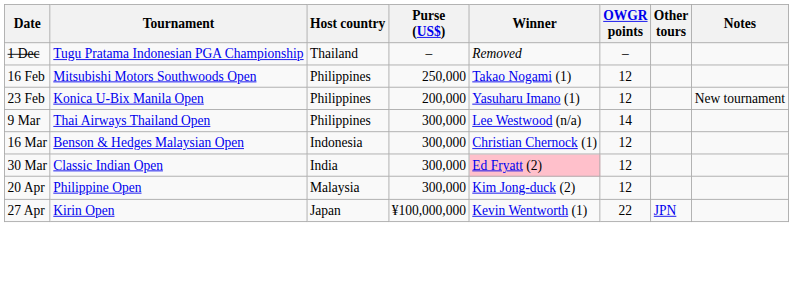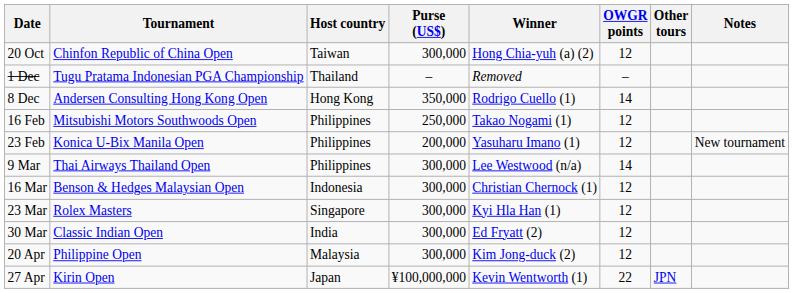+ row: (26, 54)
+ row: (24, 98)
+ row: (27, 210)
(507, 165) pink background -> (507, 232) no background
